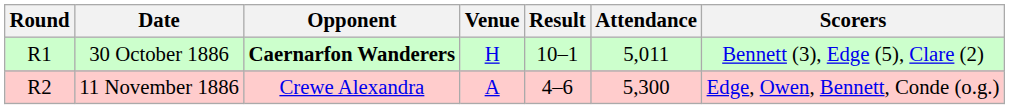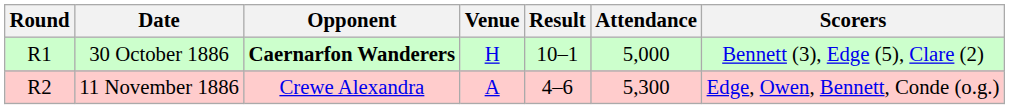(646, 53) 5,011 -> (646, 53) 5,000
